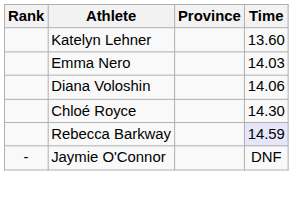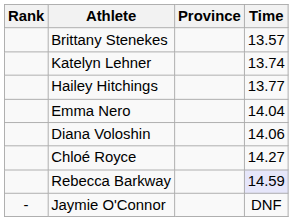+ row: (109, 39)
(266, 39) 13.60 -> (266, 63) 13.74
+ row: (104, 87)
(266, 63) 14.03 -> (266, 110) 14.04
(266, 110) 14.30 -> (266, 157) 14.27
